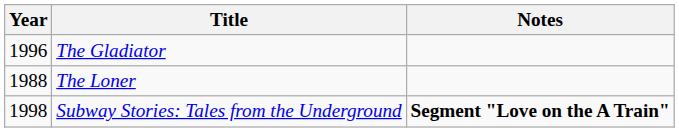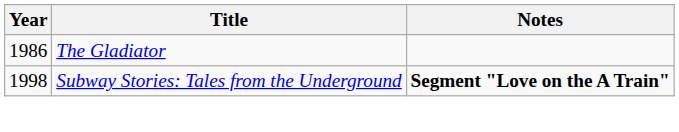(28, 50) 1996 -> (28, 50) 1986
- row: (96, 80)
